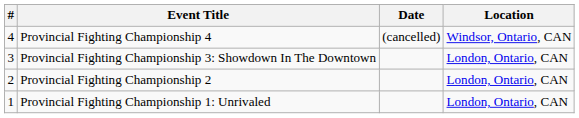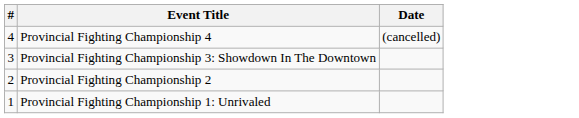- column: (509, 15)
